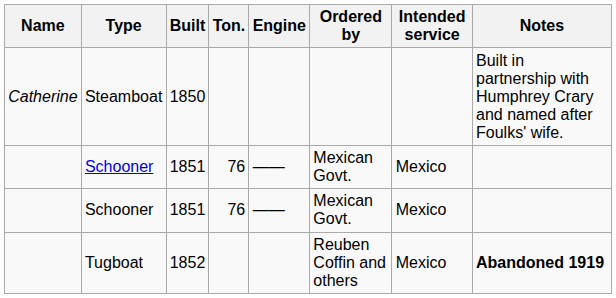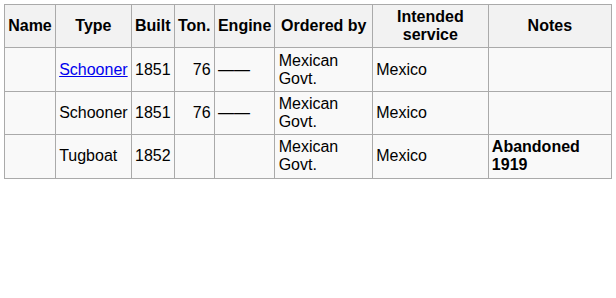- row: (124, 96)
(350, 262) Reuben Coffin and others -> (308, 156) Mexican Govt.
